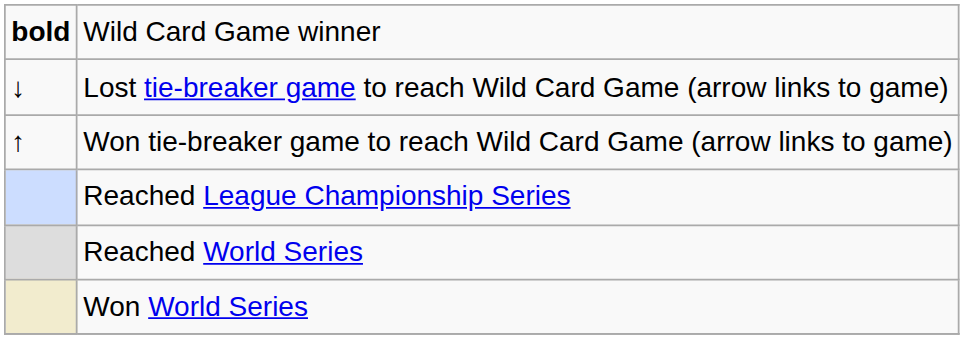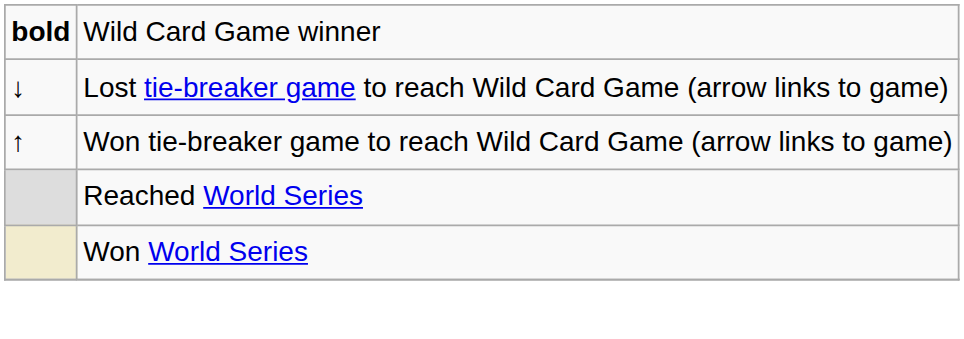- row: (327, 196)
